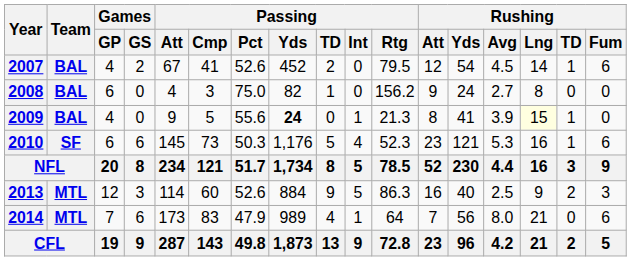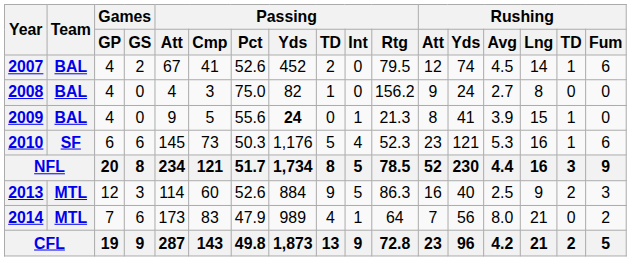(466, 67) 54 -> (466, 67) 74
(110, 92) 6 -> (110, 92) 4
(539, 117) lightyellow background -> (539, 117) no background
(606, 218) 6 -> (606, 218) 2
